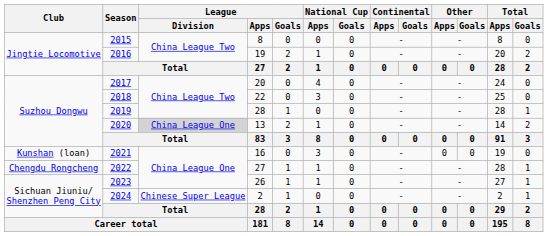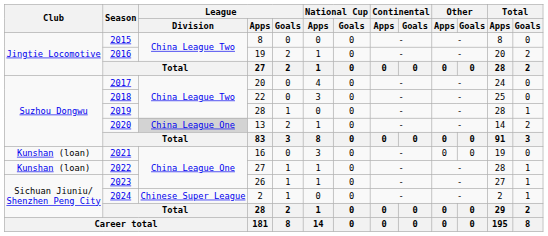(54, 168) Chengdu Rongcheng -> (54, 168) Kunshan (loan)
